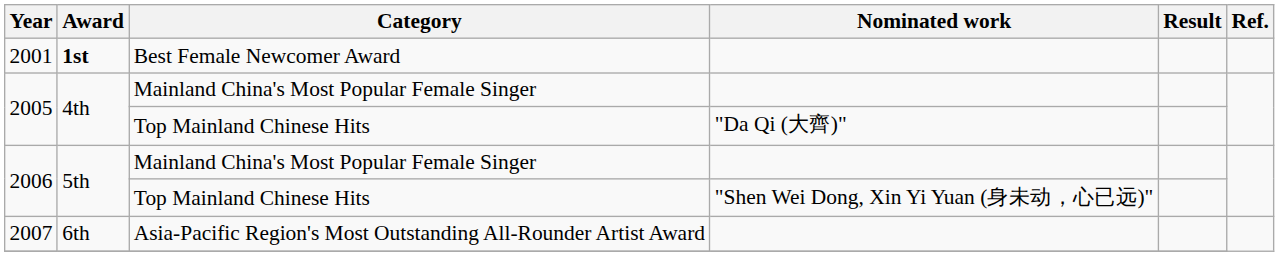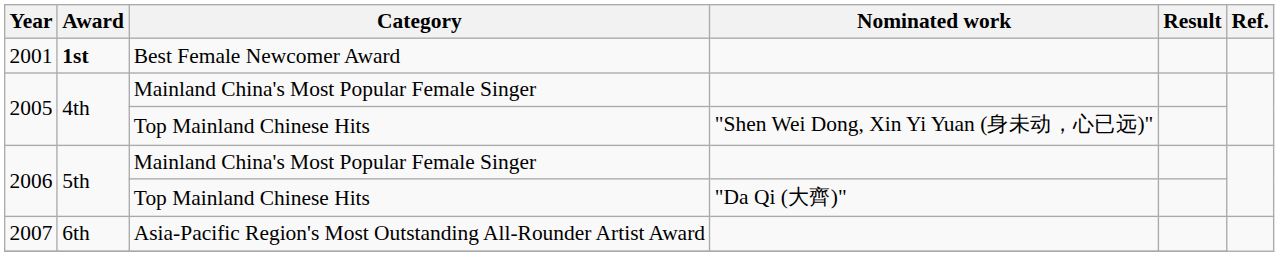(781, 124) "Da Qi (大齊)" -> (934, 124) "Shen Wei Dong, Xin Yi Yuan (身未动，心已远)"
(934, 196) "Shen Wei Dong, Xin Yi Yuan (身未动，心已远)" -> (781, 196) "Da Qi (大齊)"
